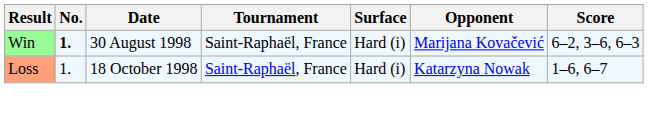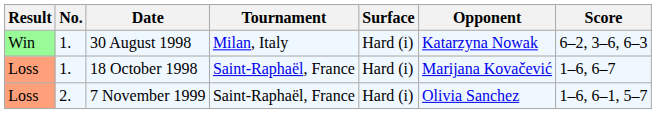(65, 42) bold -> (65, 42) normal
(276, 42) Saint-Raphaël, France -> (251, 42) Milan, Italy
(479, 42) Marijana Kovačević -> (480, 42) Katarzyna Nowak
(472, 68) Katarzyna Nowak -> (487, 68) Marijana Kovačević
+ row: (148, 94)
